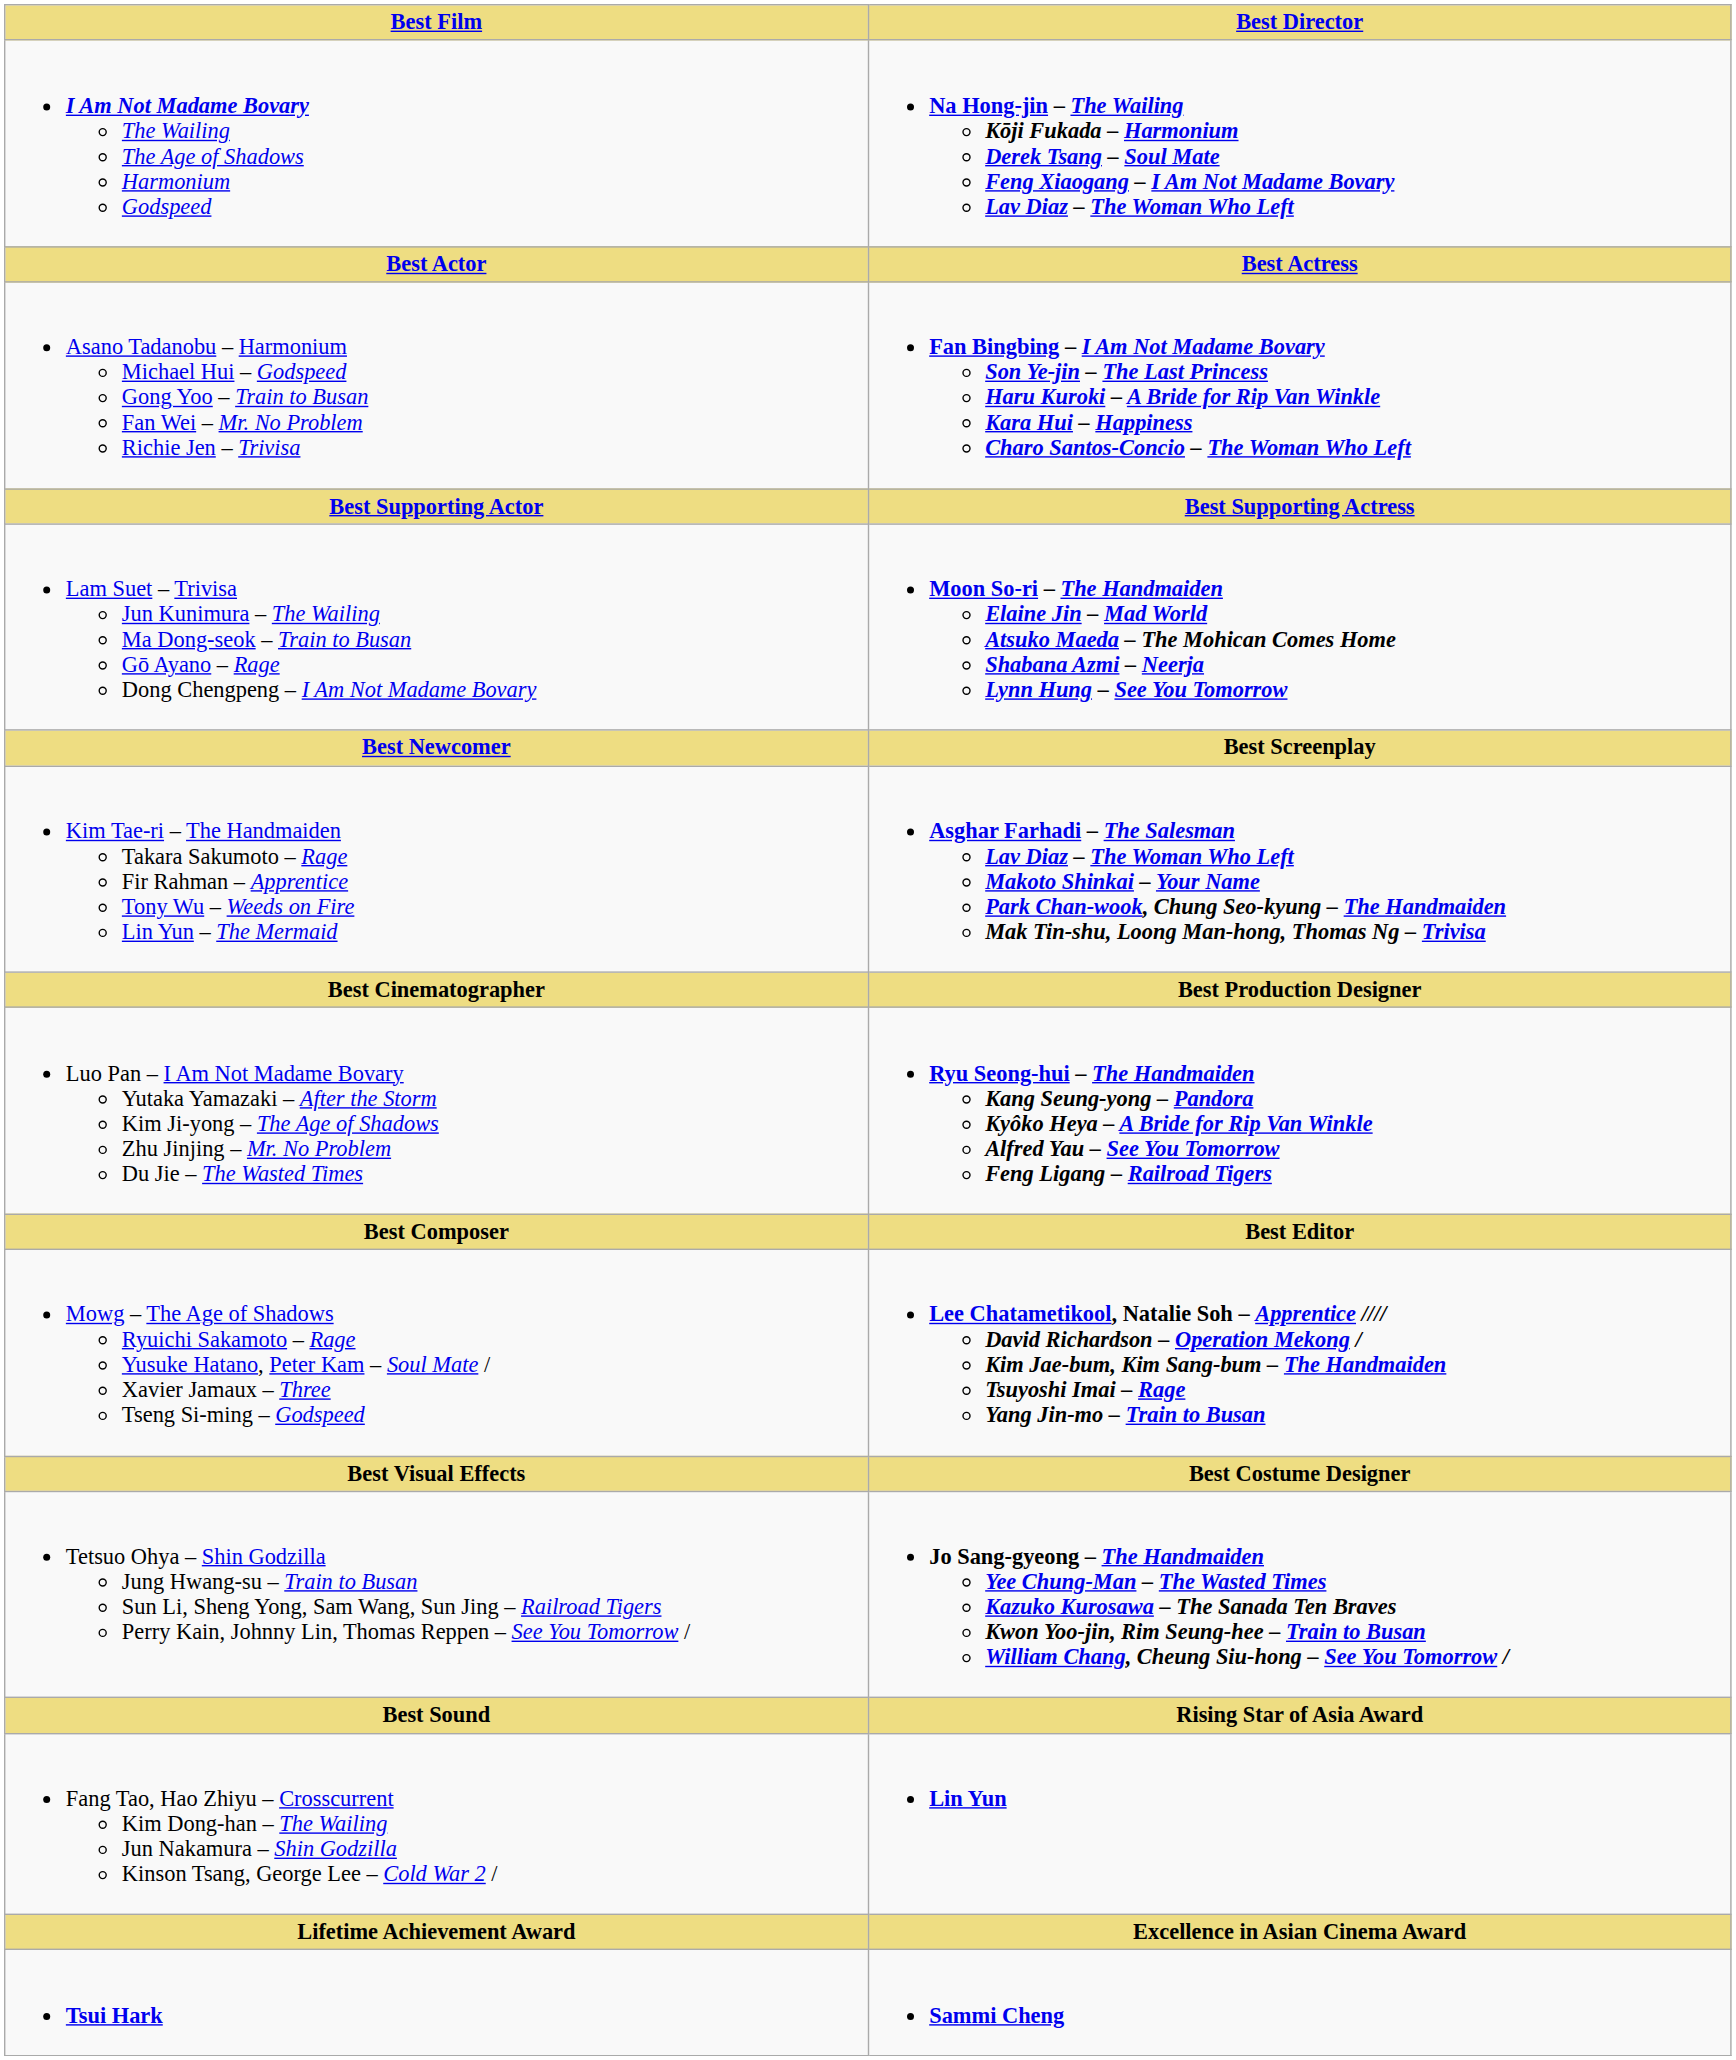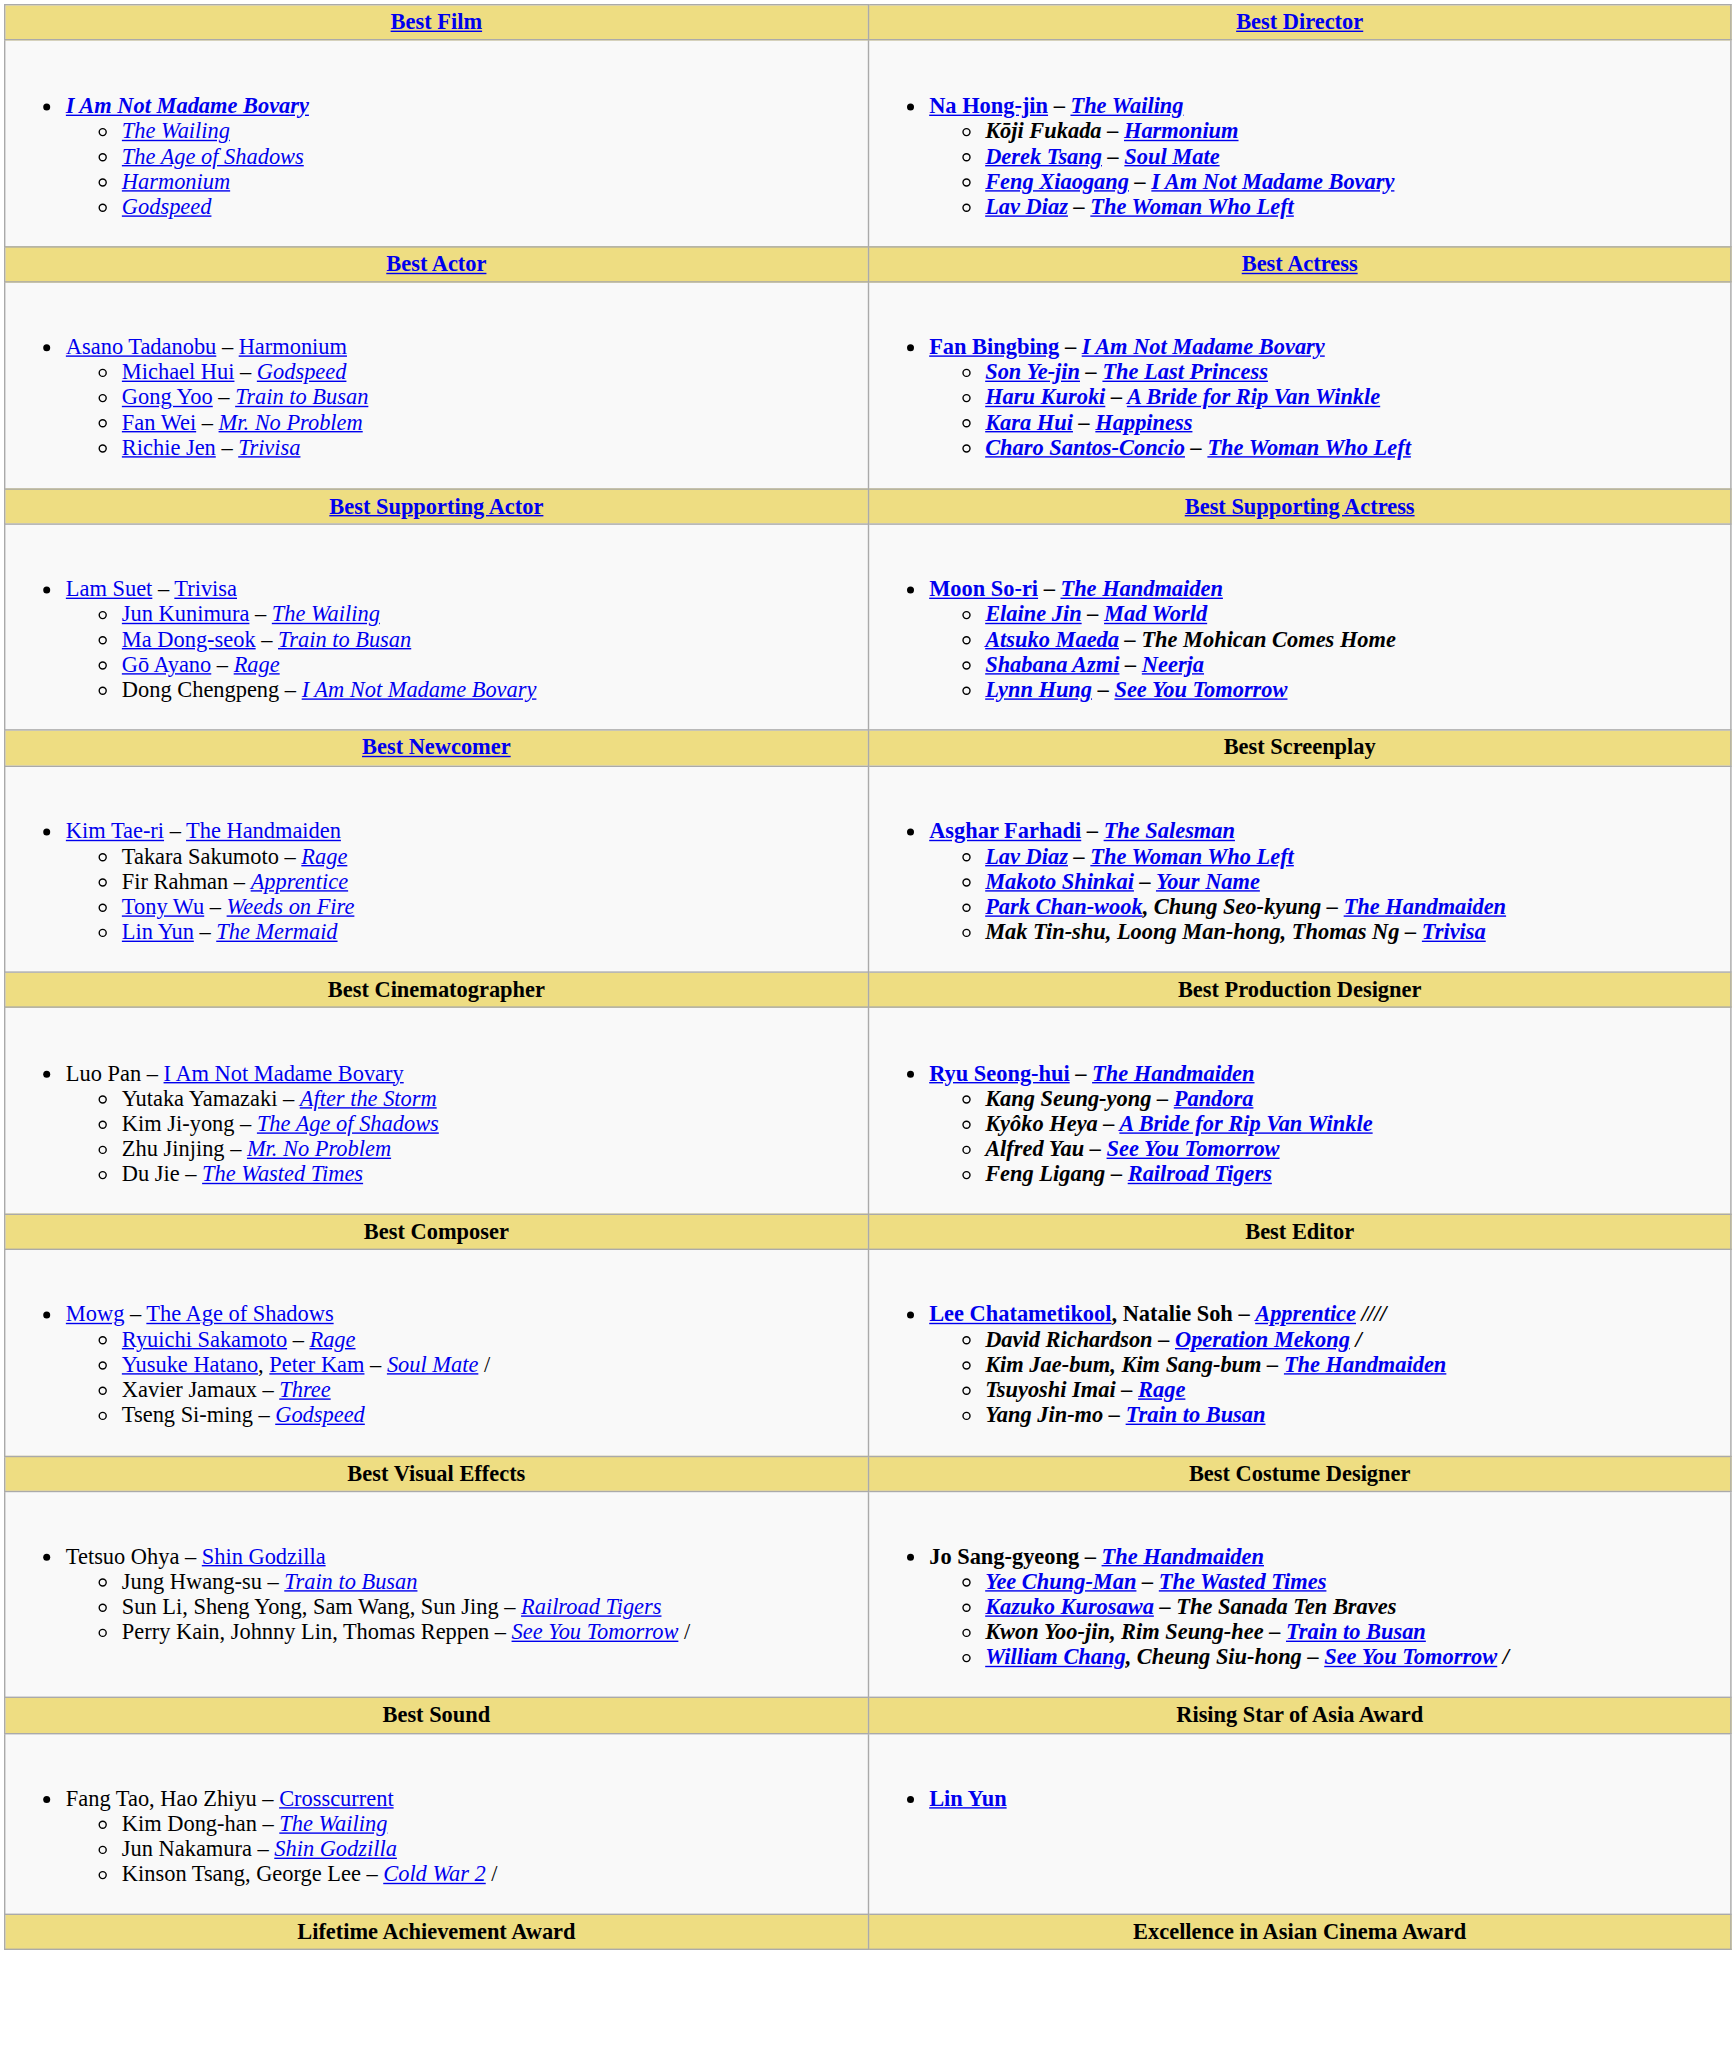- row: (436, 2015)
